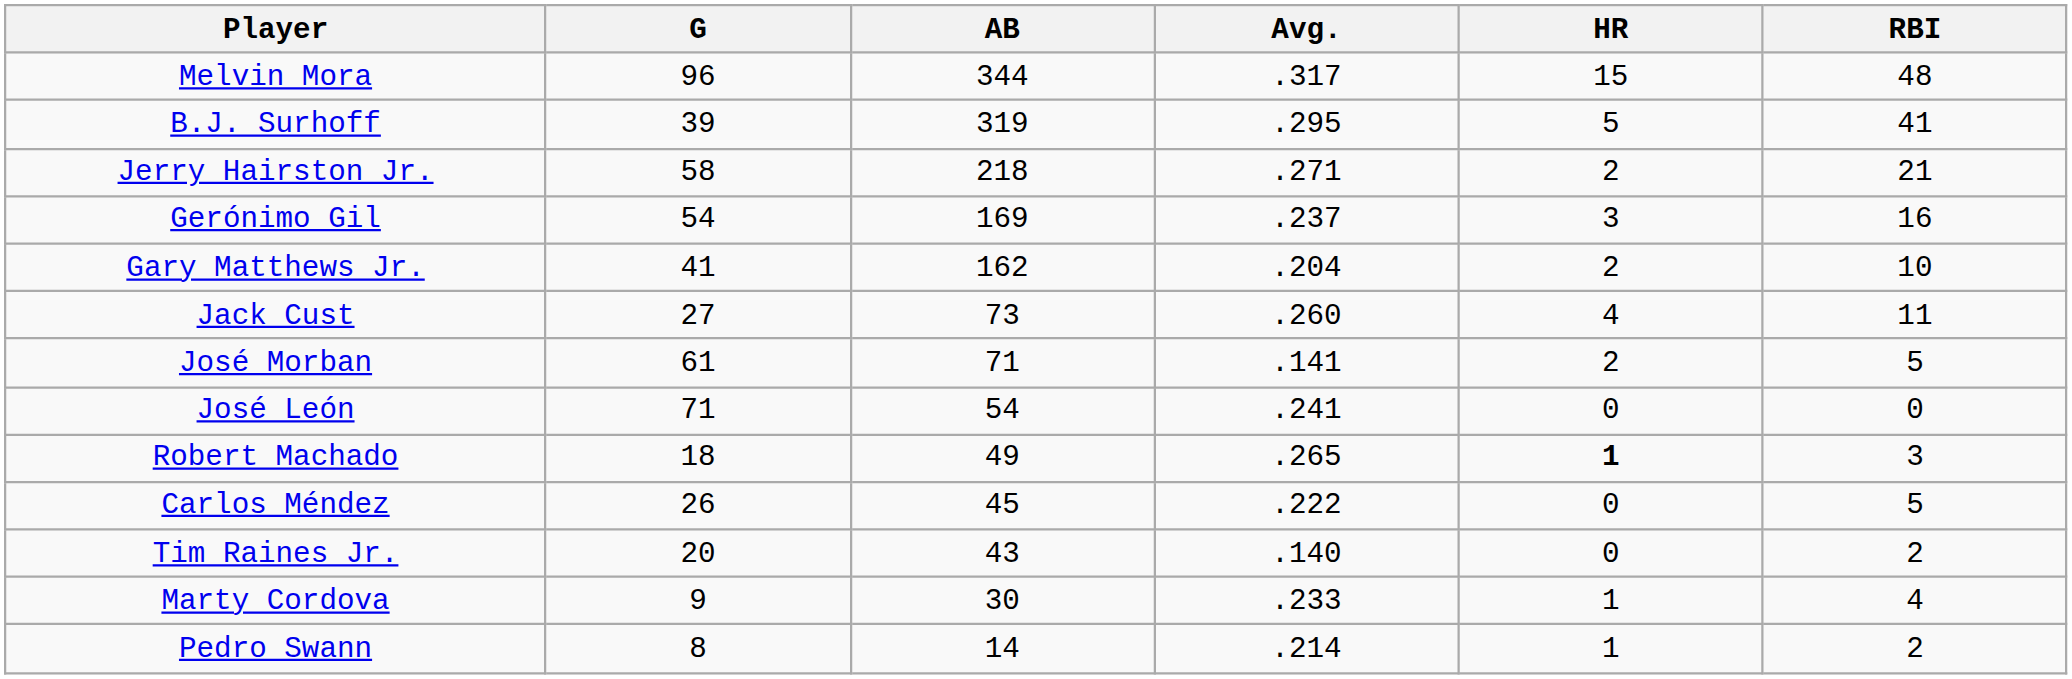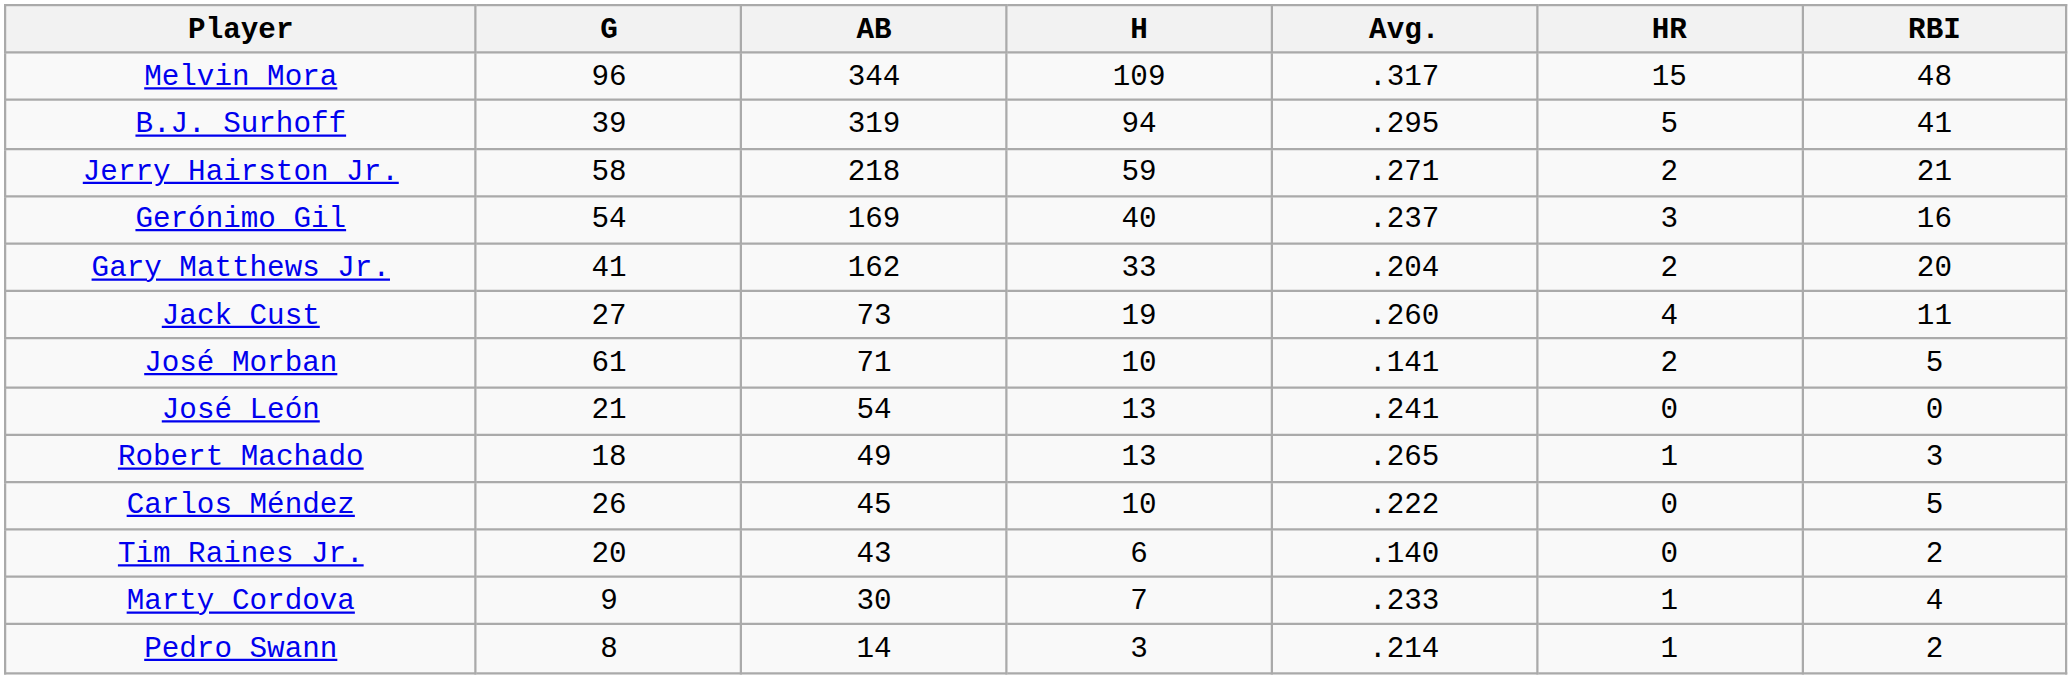+ column: (1139, 29)
(1915, 267) 10 -> (1934, 267) 20
(698, 410) 71 -> (609, 410) 21
(1611, 458) bold -> (1669, 458) normal
